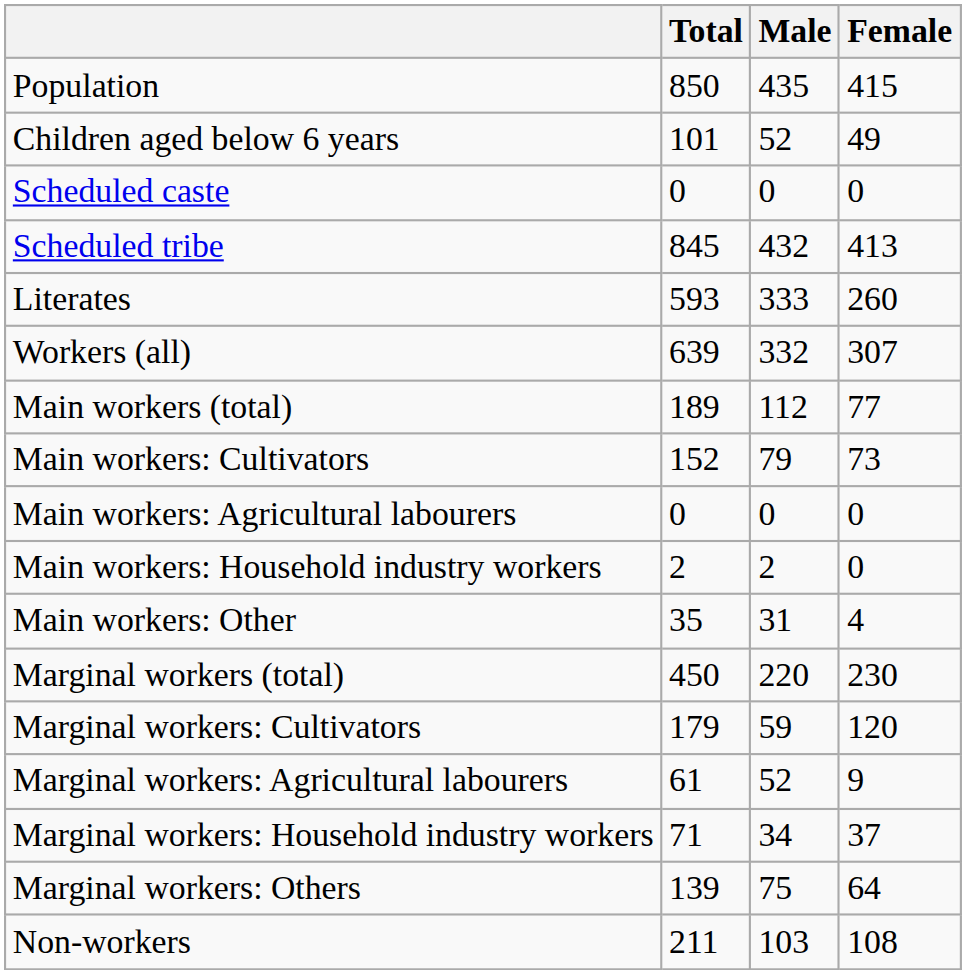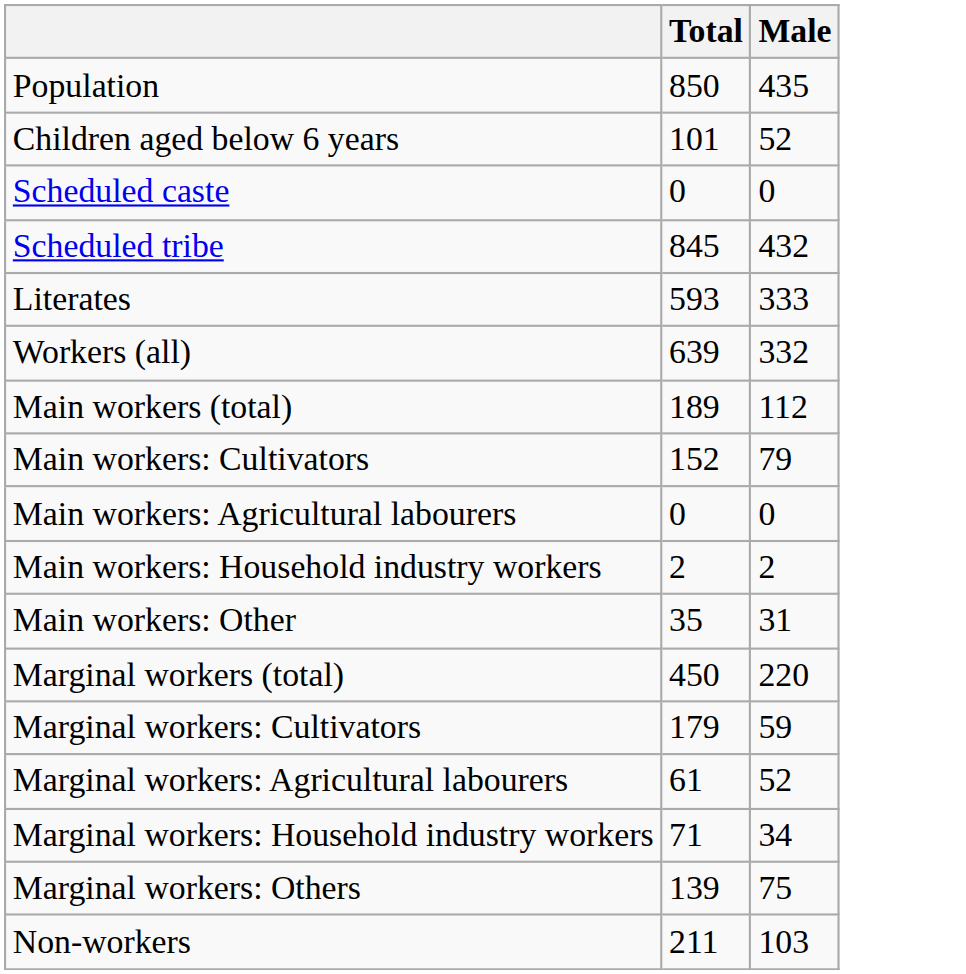- column: (900, 31)
